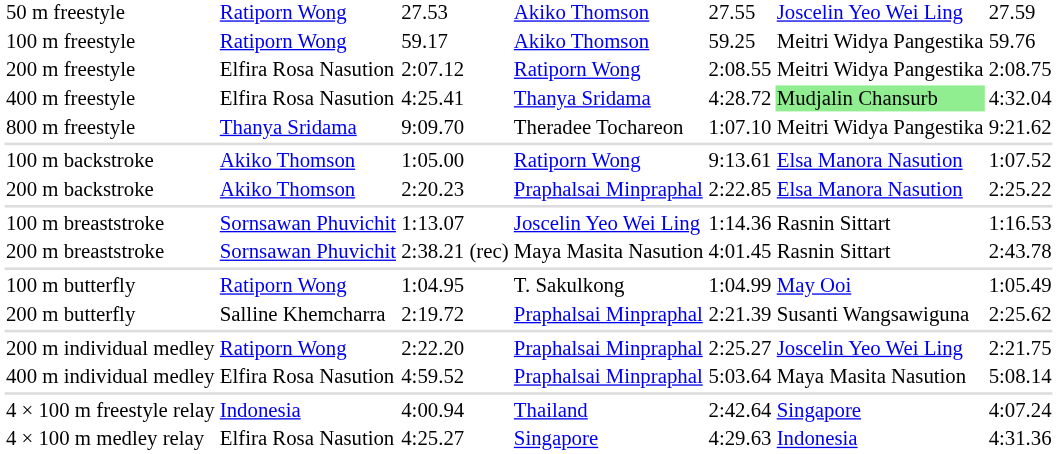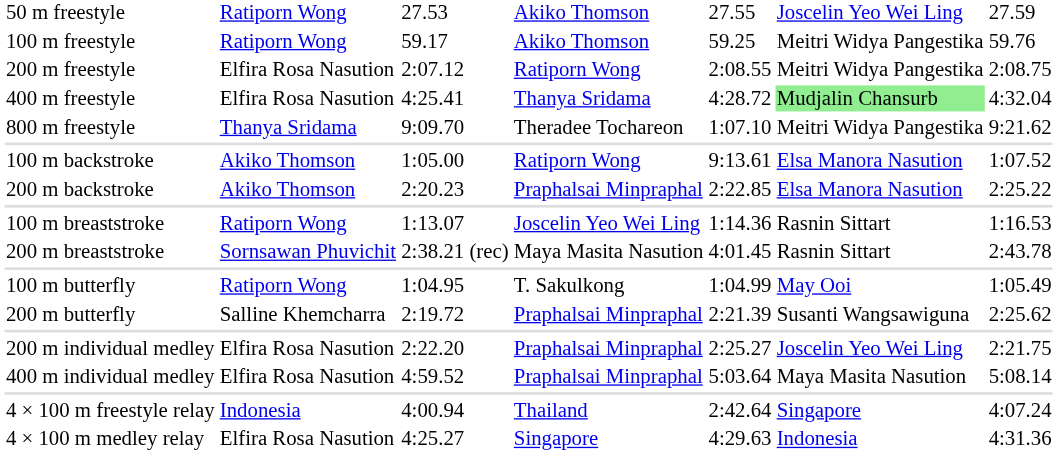(308, 223) Sornsawan Phuvichit -> (283, 223) Ratiporn Wong
(283, 347) Ratiporn Wong -> (307, 347) Elfira Rosa Nasution
